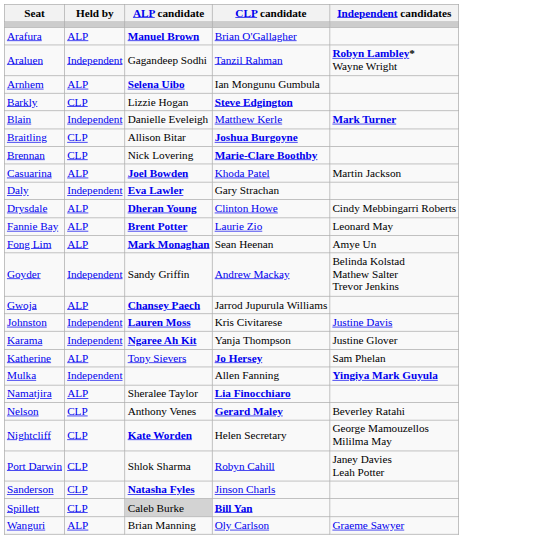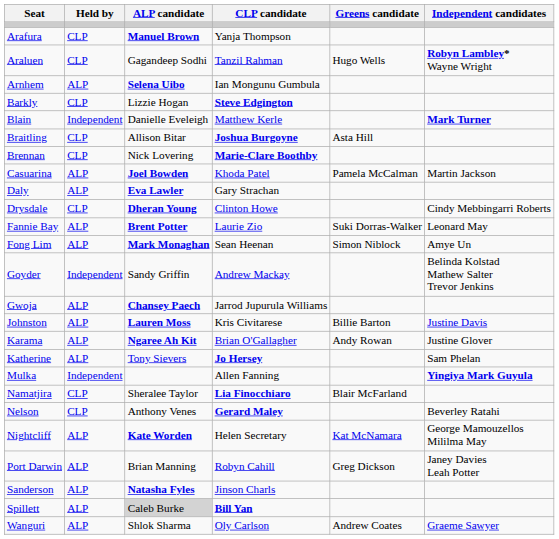+ column: (377, 13)
(78, 36) ALP -> (77, 36) CLP
(256, 36) Brian O'Gallagher -> (253, 36) Yanja Thompson
(95, 60) Independent -> (77, 60) CLP
(95, 191) Independent -> (78, 191) ALP
(78, 208) ALP -> (77, 208) CLP
(95, 322) Independent -> (78, 322) ALP
(95, 340) Independent -> (78, 340) ALP
(253, 340) Yanja Thompson -> (256, 340) Brian O'Gallagher
(78, 393) ALP -> (77, 393) CLP
(77, 435) CLP -> (78, 435) ALP
(77, 466) CLP -> (78, 466) ALP
(159, 466) Shlok Sharma -> (162, 466) Brian Manning
(77, 490) CLP -> (78, 490) ALP
(77, 507) CLP -> (78, 507) ALP
(162, 525) Brian Manning -> (159, 525) Shlok Sharma
